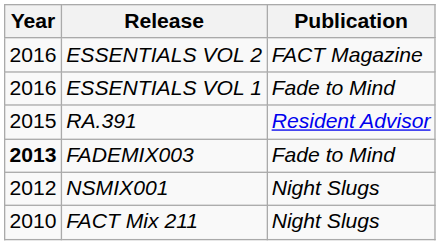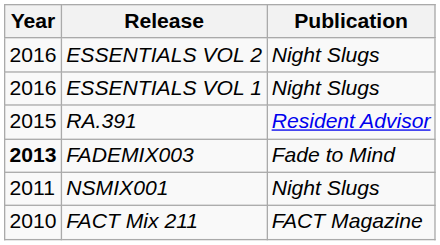(347, 54) FACT Magazine -> (326, 54) Night Slugs
(333, 88) Fade to Mind -> (326, 88) Night Slugs
(33, 188) 2012 -> (32, 188) 2011
(326, 222) Night Slugs -> (347, 222) FACT Magazine
